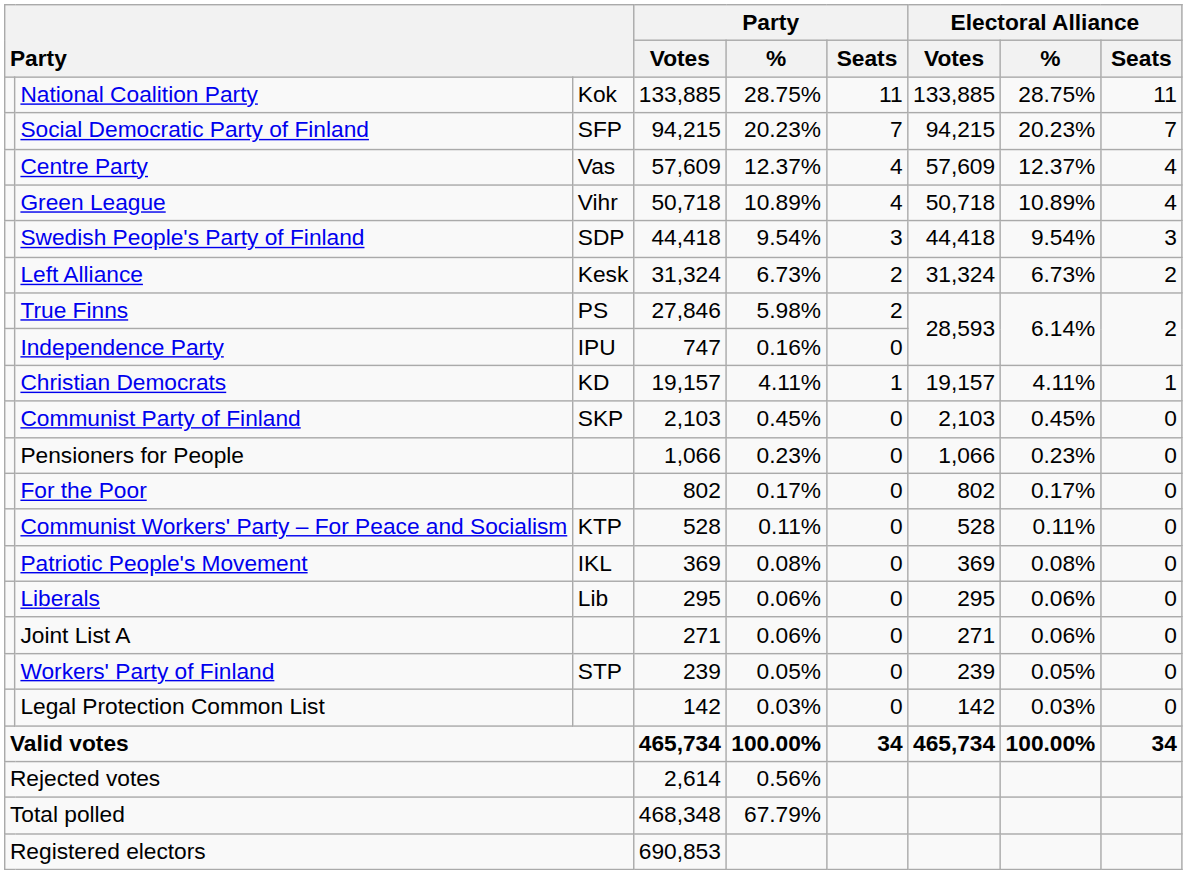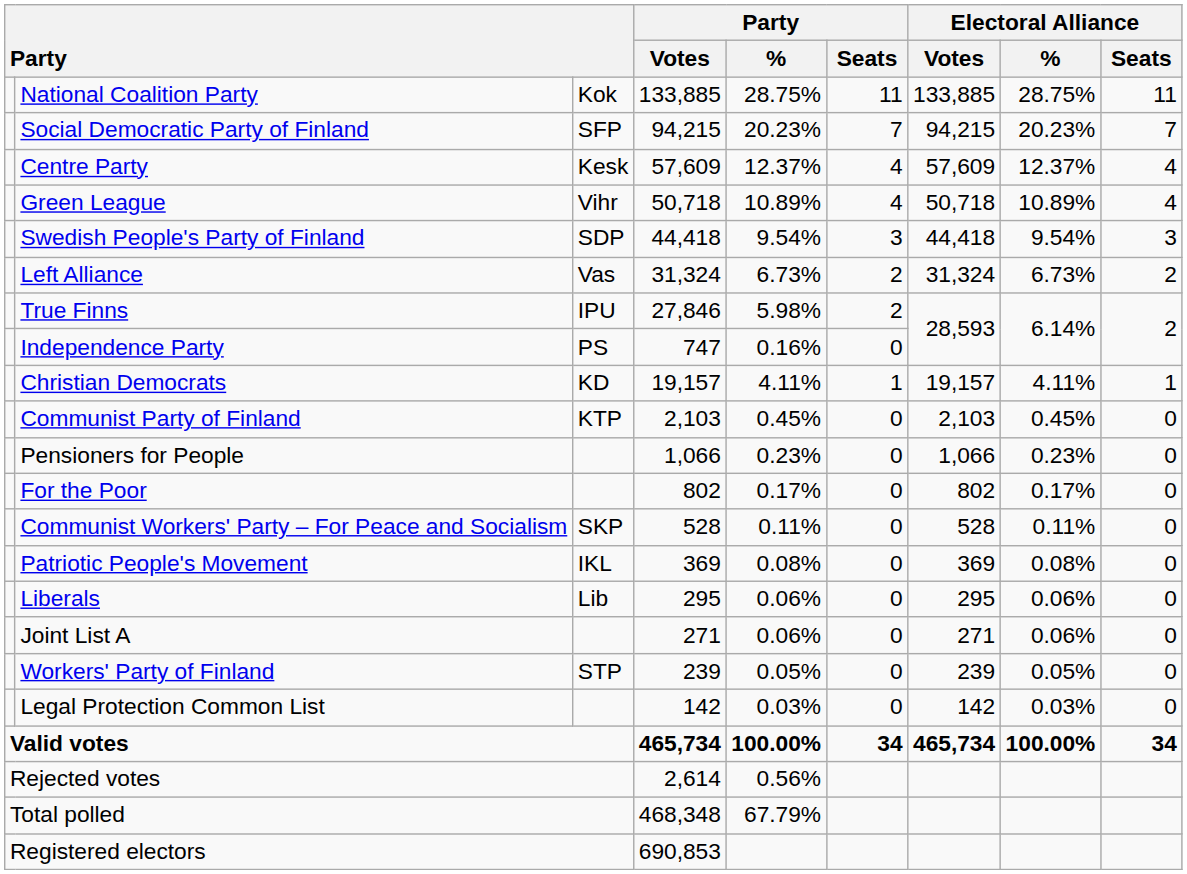(596, 166) Vas -> (603, 166) Kesk
(603, 274) Kesk -> (596, 274) Vas
(593, 310) PS -> (597, 310) IPU
(597, 346) IPU -> (593, 346) PS
(600, 418) SKP -> (600, 418) KTP
(600, 526) KTP -> (600, 526) SKP
